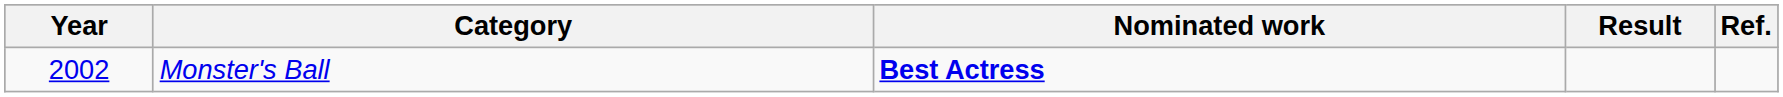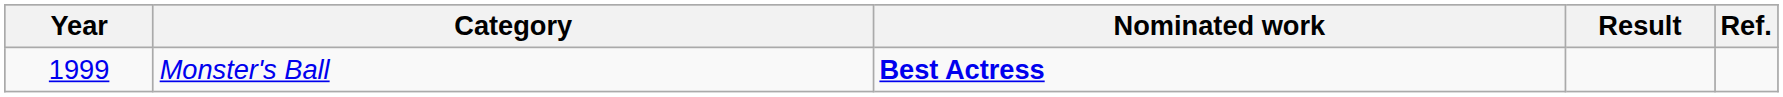(79, 69) 2002 -> (79, 69) 1999
